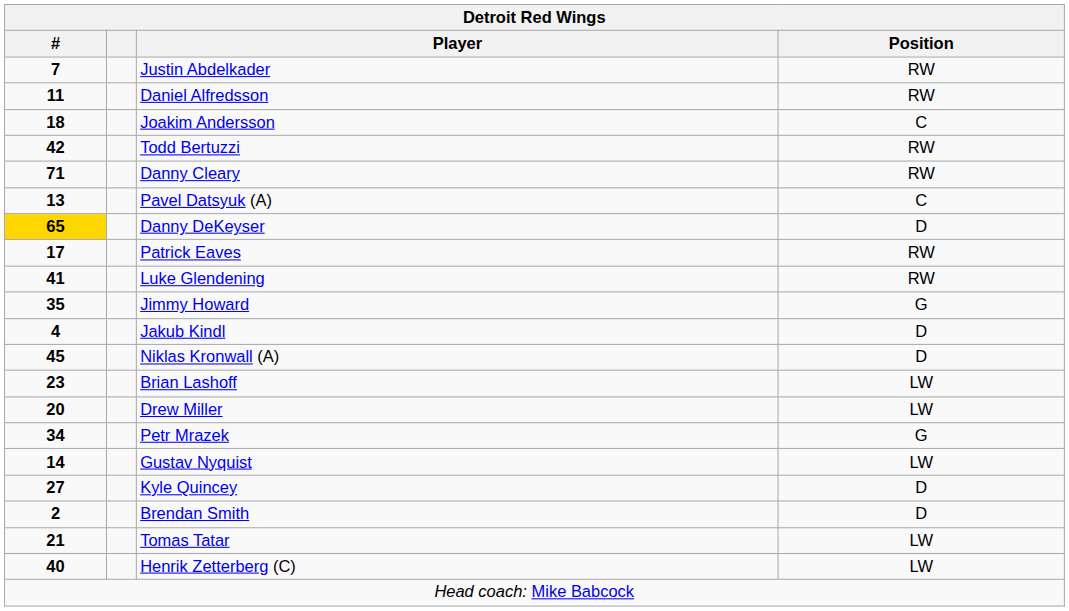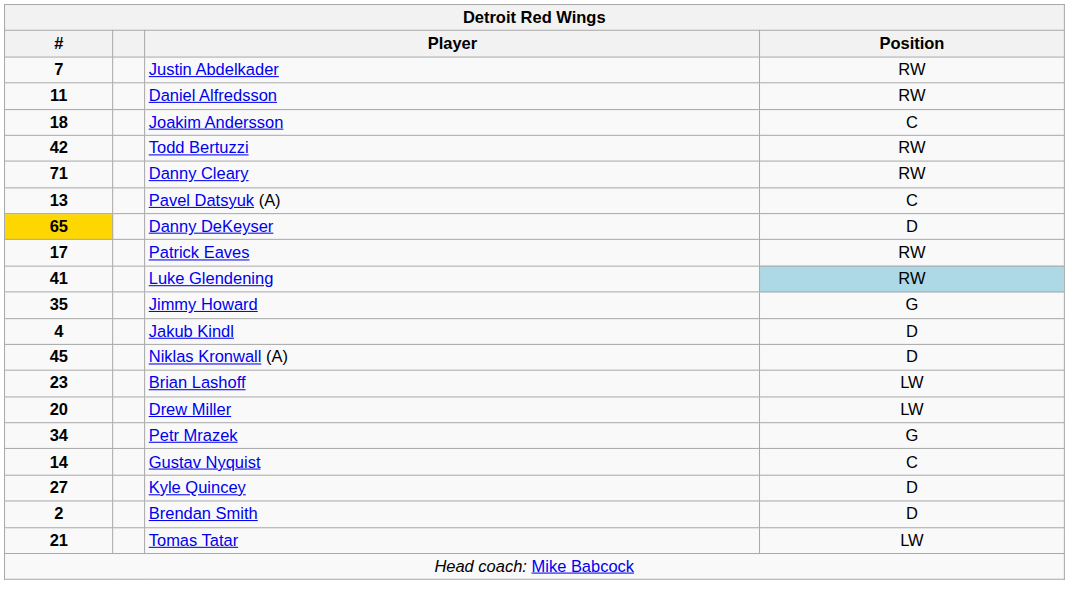(921, 278) no background -> (912, 278) lightblue background
(921, 461) LW -> (912, 461) C
- row: (218, 566)
